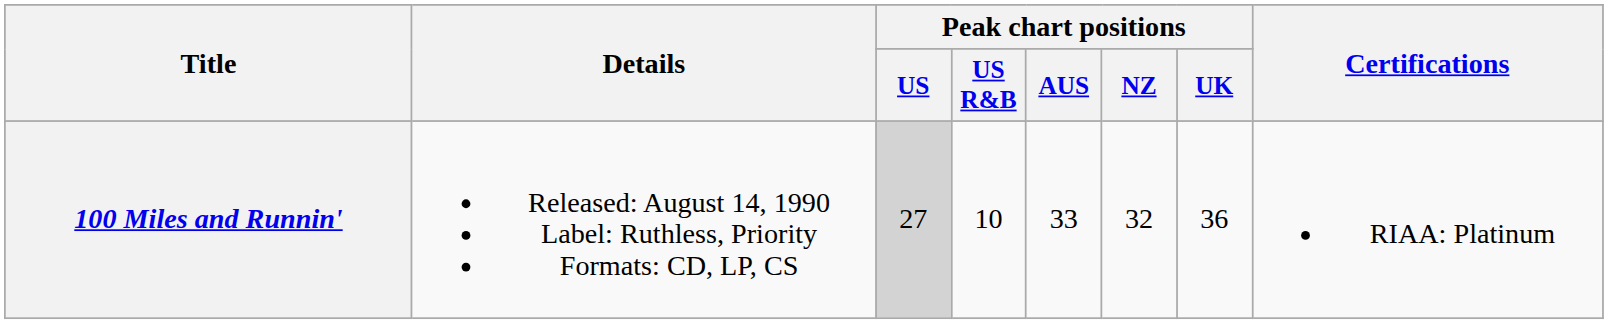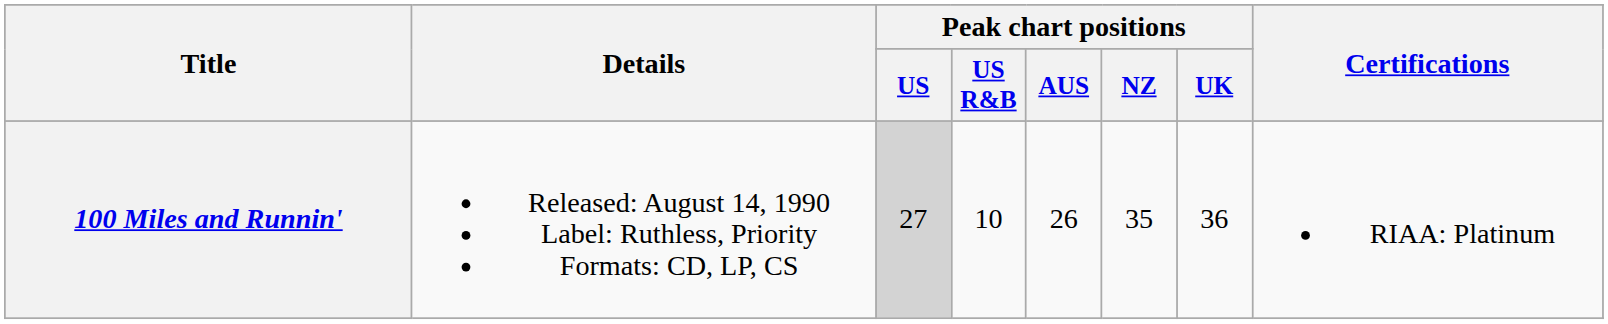(1064, 218) 33 -> (1064, 218) 26
(1139, 218) 32 -> (1139, 218) 35
